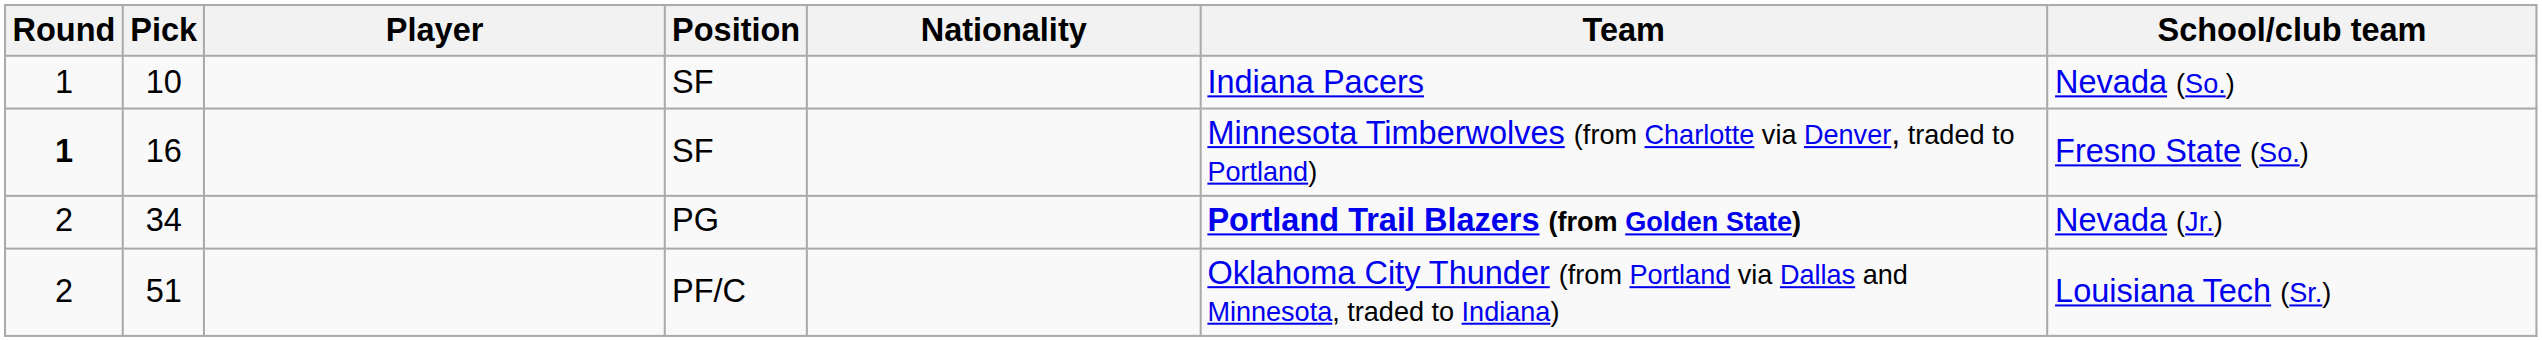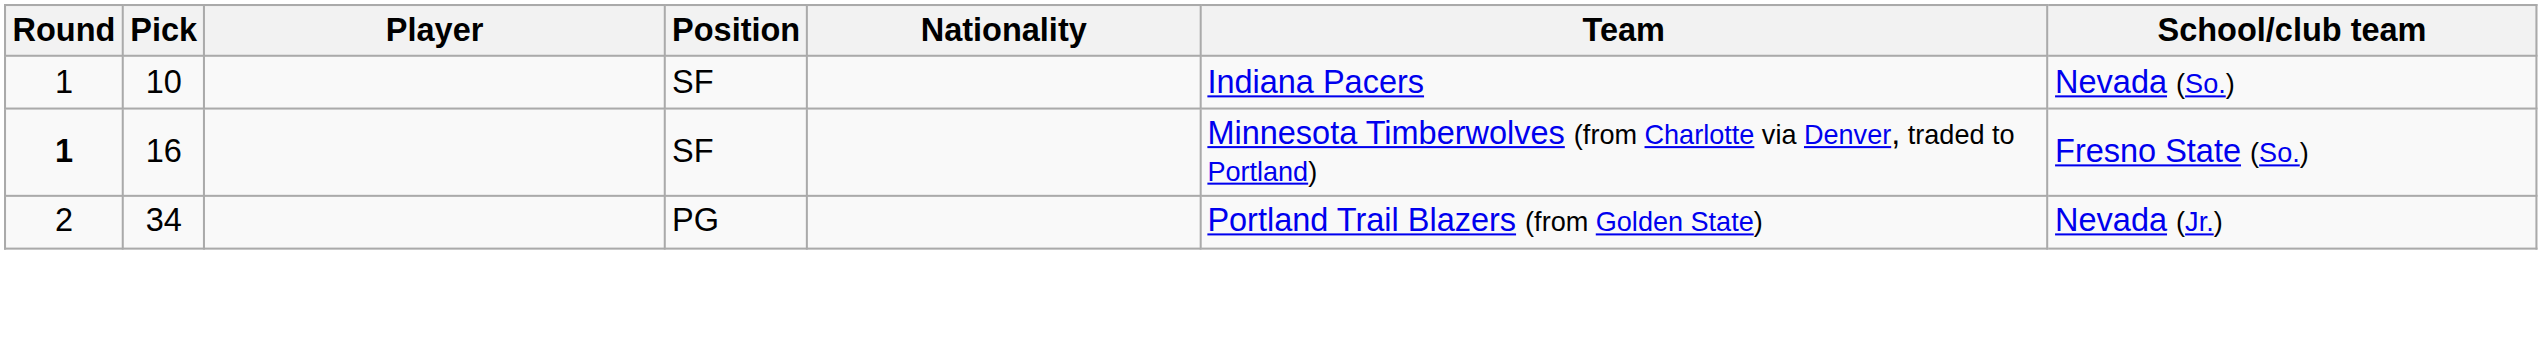(1504, 221) bold -> (1485, 221) normal
- row: (164, 291)
